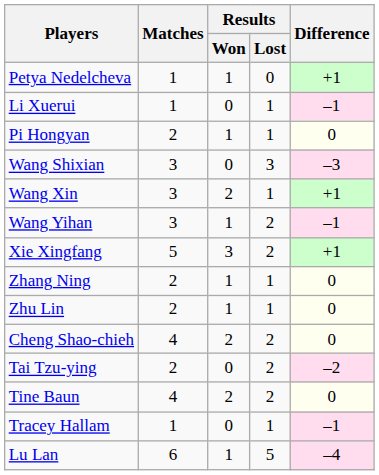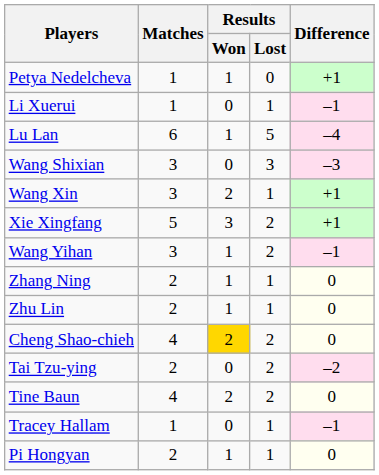rows swapped: (34, 455) <-> (49, 135)
rows swapped: (51, 222) <-> (55, 251)
(229, 338) no background -> (229, 338) gold background
